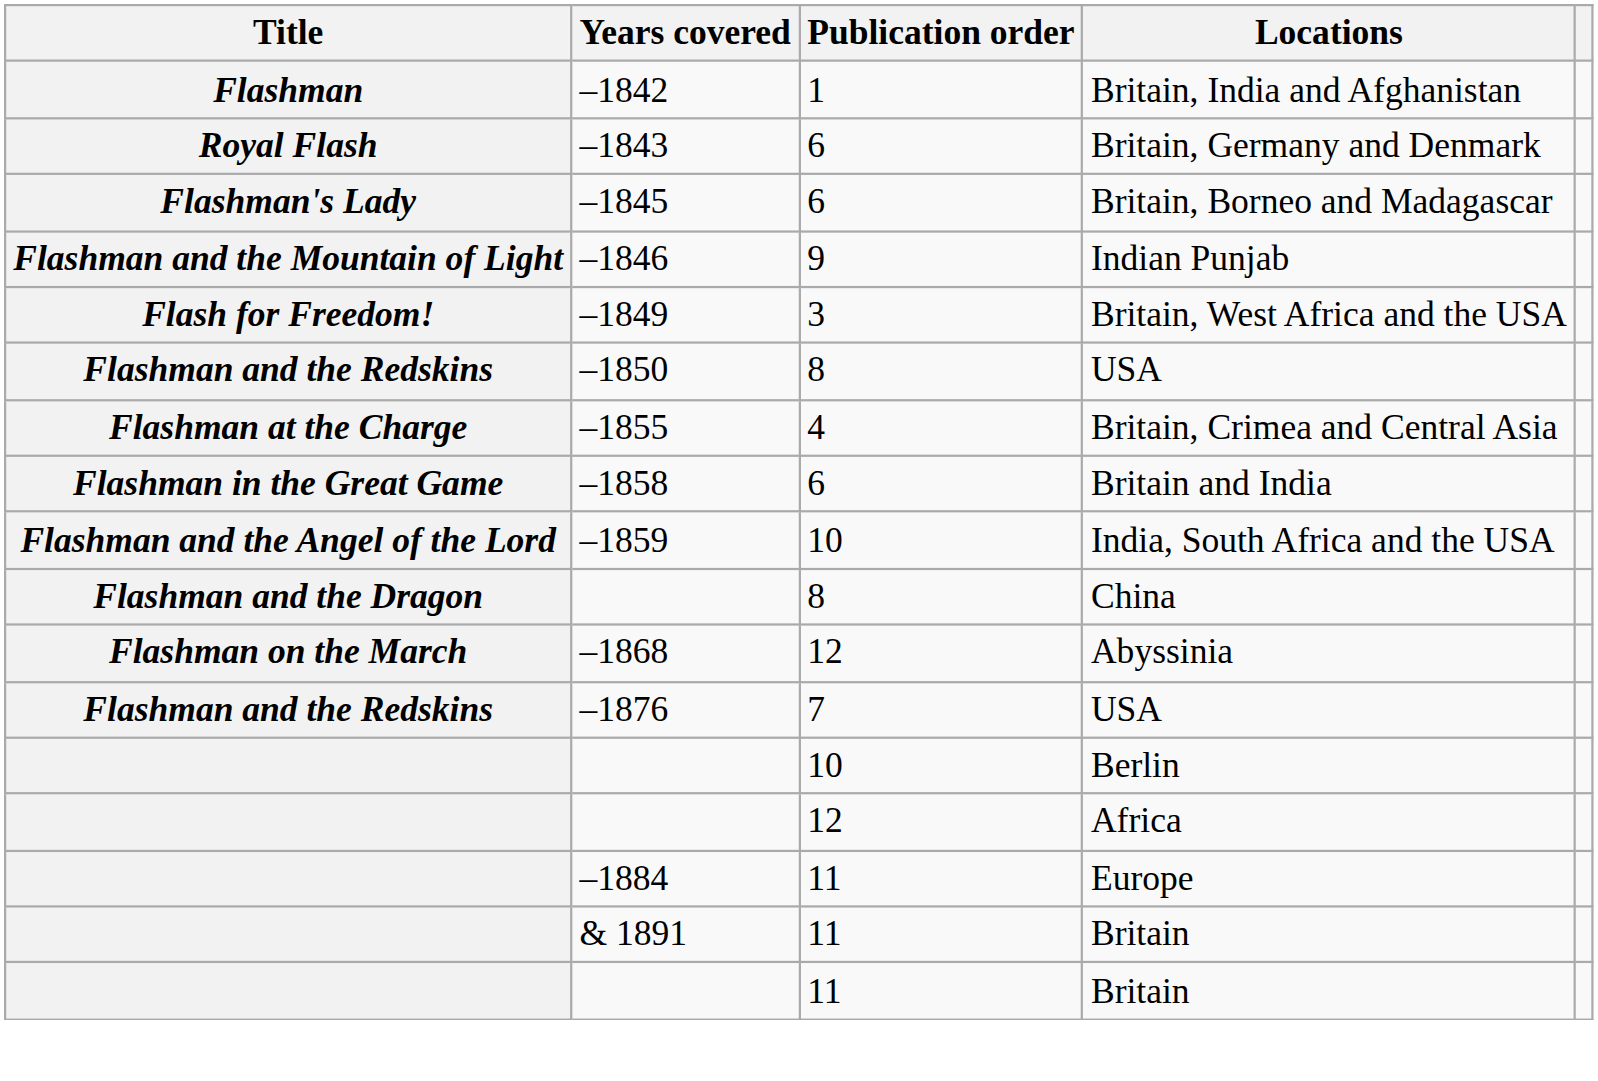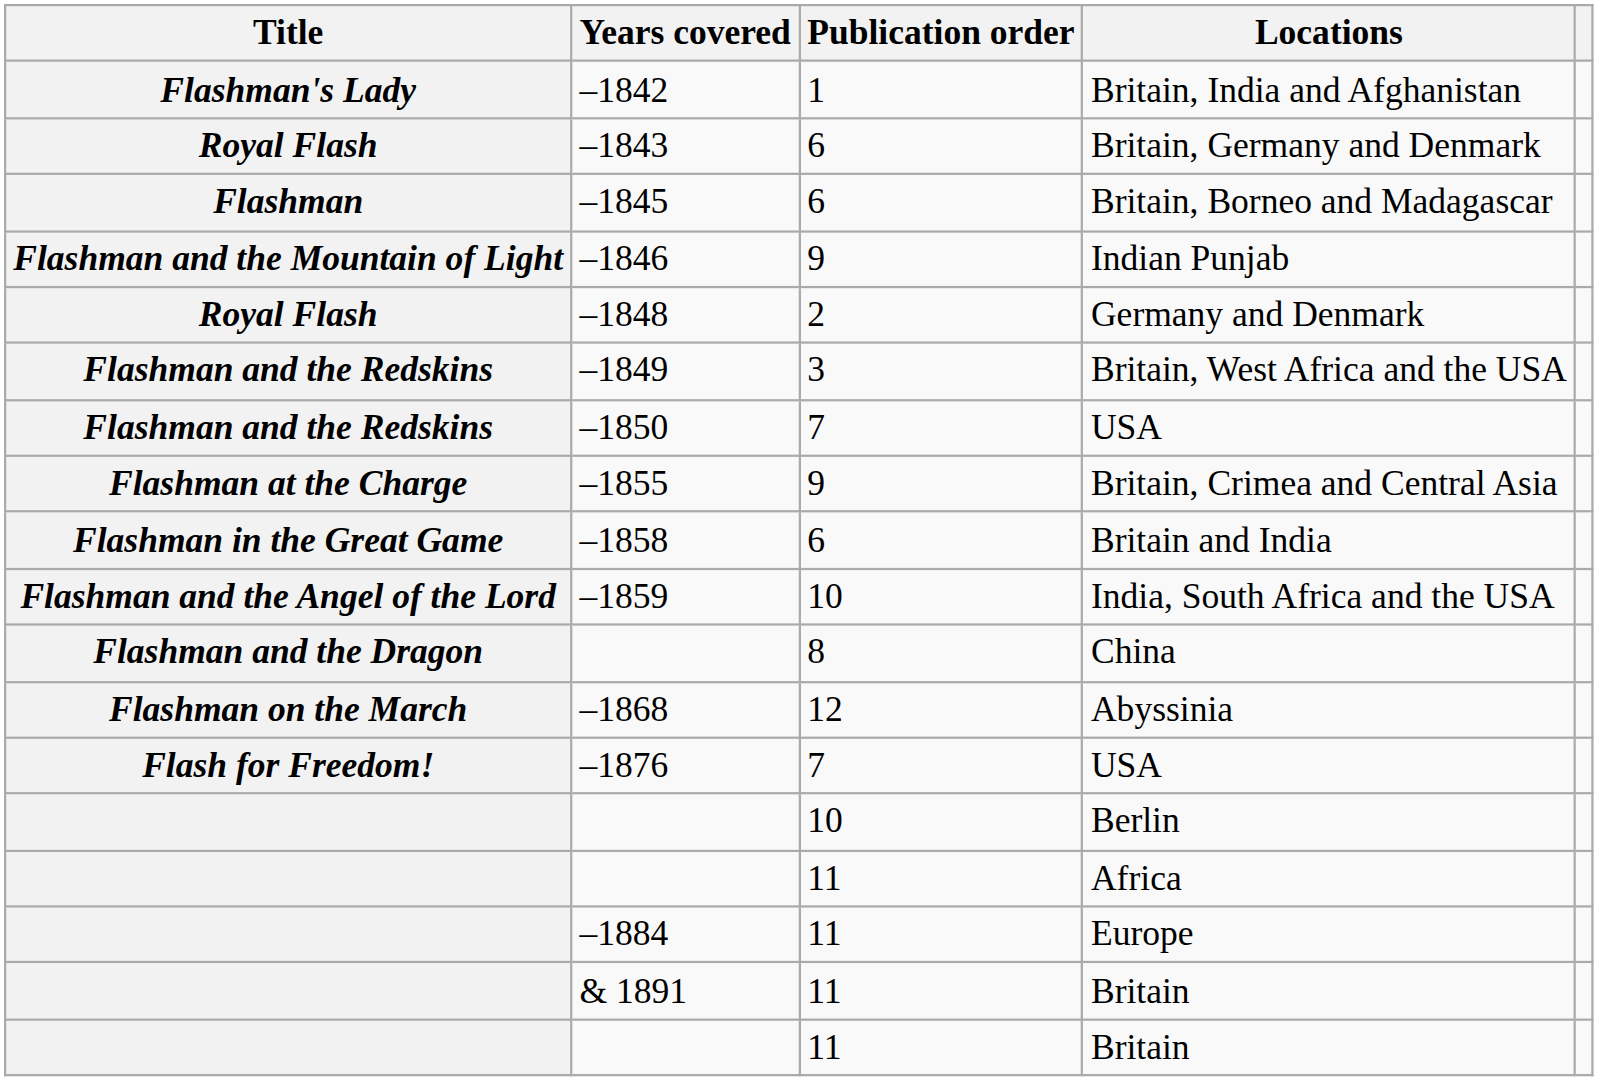(288, 88) Flashman -> (288, 88) Flashman's Lady
(288, 201) Flashman's Lady -> (288, 201) Flashman
+ row: (624, 314)
(288, 314) Flash for Freedom! -> (288, 370) Flashman and the Redskins
(816, 370) 8 -> (816, 426) 7
(816, 426) 4 -> (816, 483) 9
(288, 708) Flashman and the Redskins -> (288, 764) Flash for Freedom!
(825, 821) 12 -> (824, 877) 11
